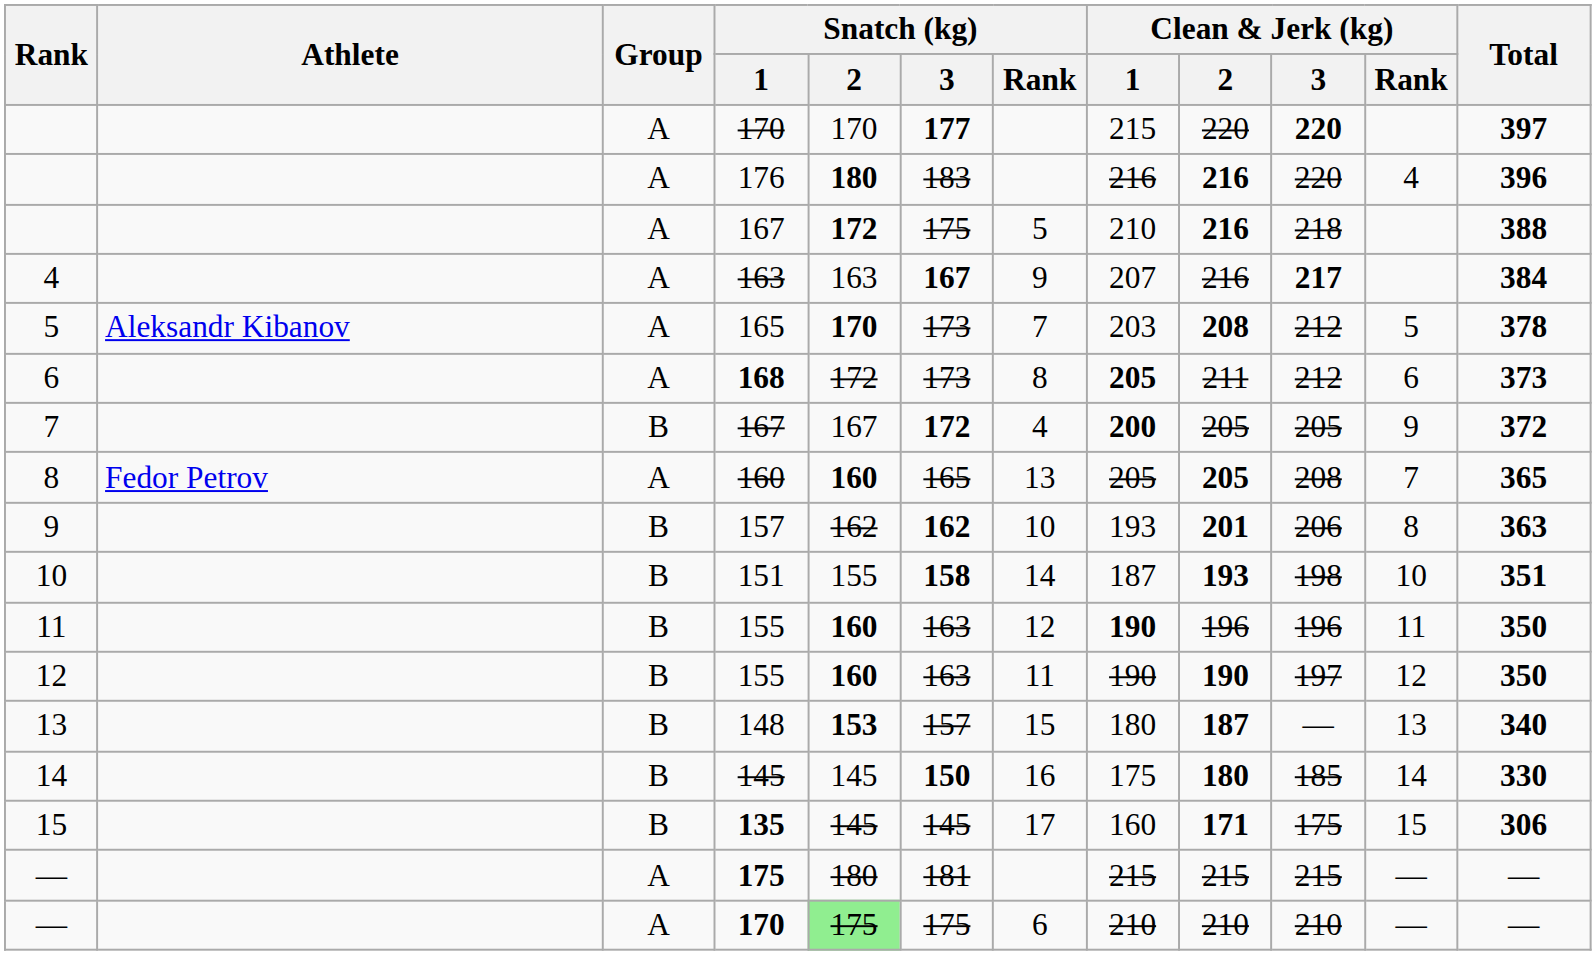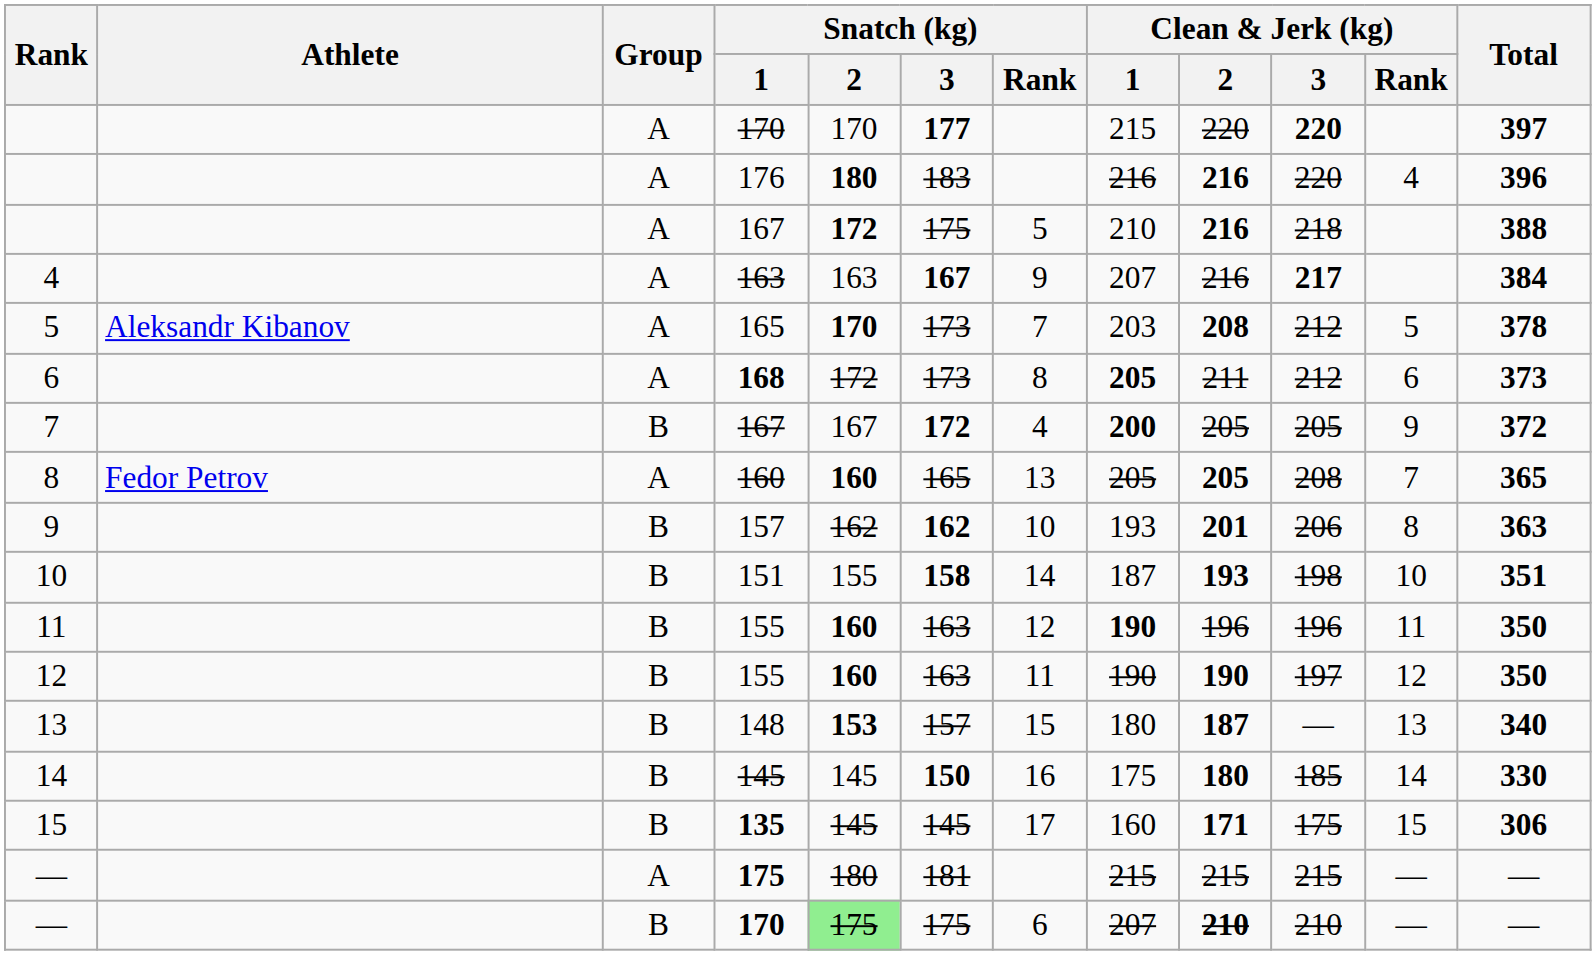(659, 924) A -> (659, 924) B
(1133, 924) 210 -> (1133, 924) 207
(1225, 924) normal -> (1225, 924) bold
